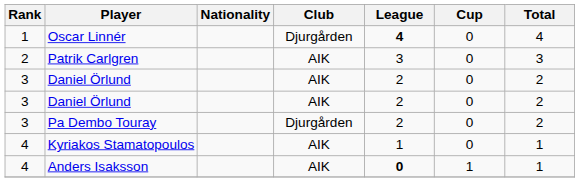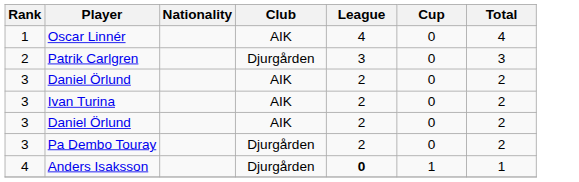(319, 36) Djurgården -> (281, 36) AIK
(400, 36) bold -> (362, 36) normal
(319, 58) AIK -> (281, 58) Djurgården
+ row: (25, 101)
- row: (25, 144)
(319, 166) AIK -> (281, 166) Djurgården
